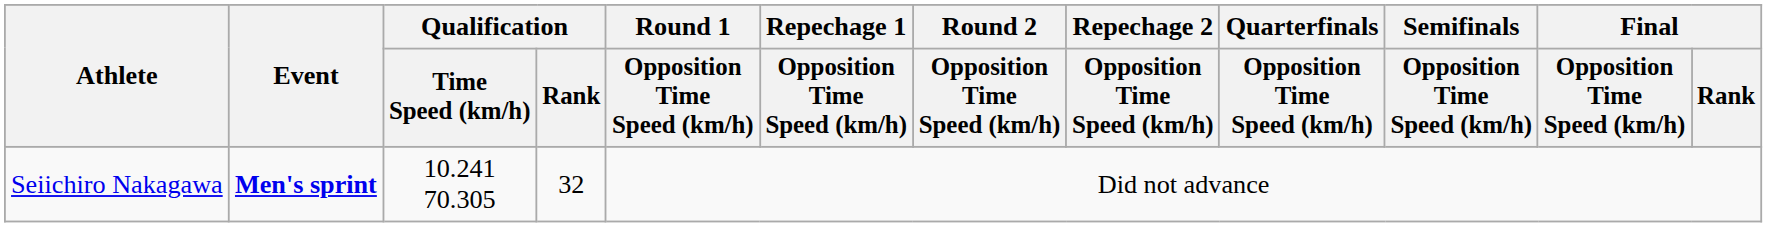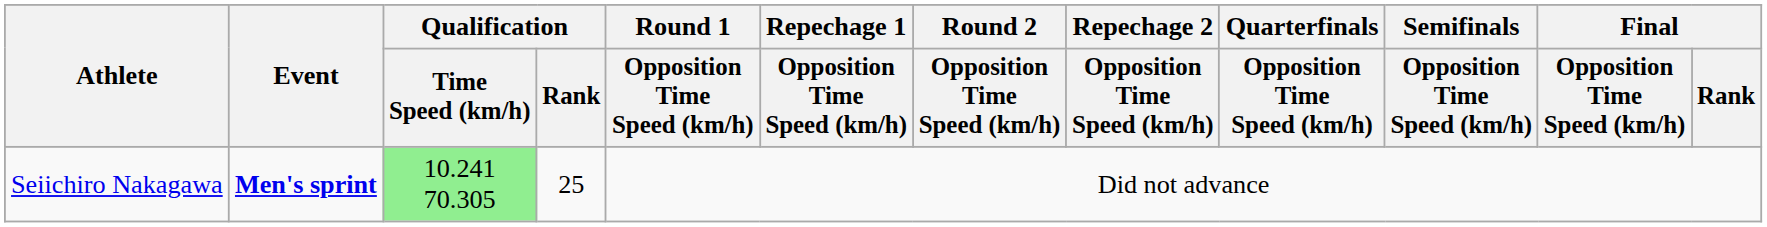(460, 184) no background -> (460, 184) lightgreen background
(571, 184) 32 -> (571, 184) 25
